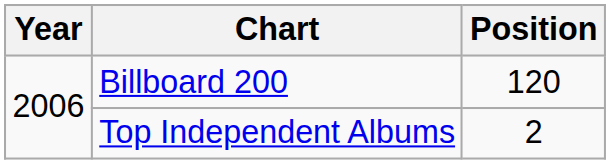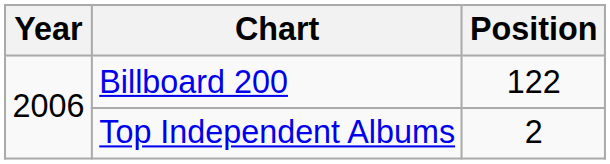(534, 81) 120 -> (534, 81) 122
